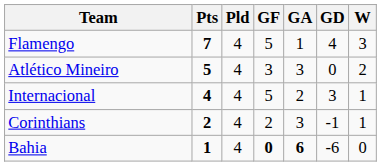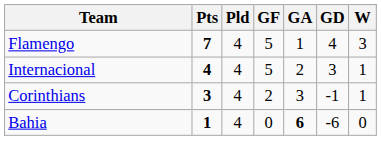- row: (63, 69)
(207, 122) 2 -> (207, 95) 3
(269, 148) bold -> (269, 122) normal
